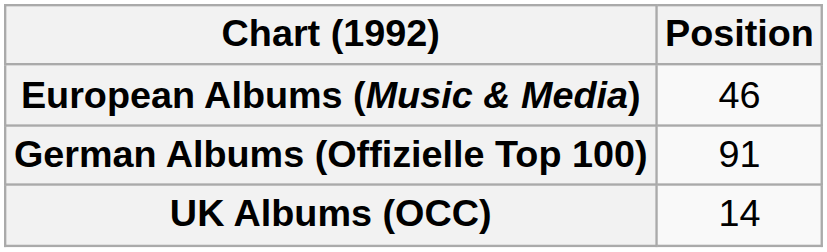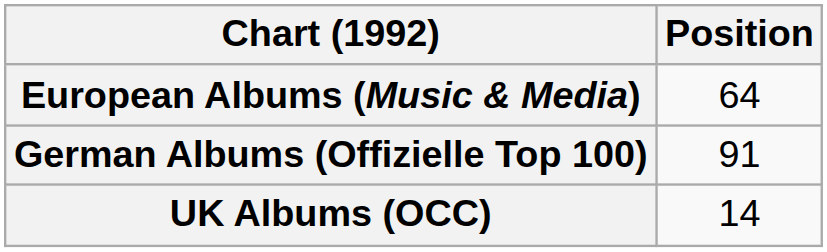(739, 94) 46 -> (739, 94) 64
